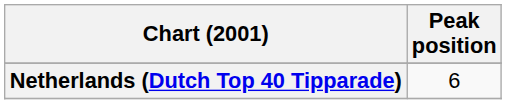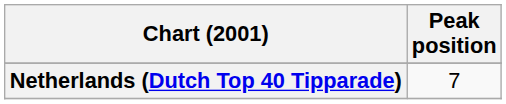(454, 80) 6 -> (454, 80) 7
